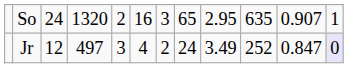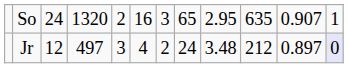(221, 47) 3.49 -> (221, 47) 3.48
(259, 47) 252 -> (259, 47) 212
(301, 47) 0.847 -> (301, 47) 0.897
